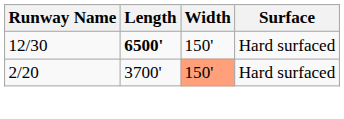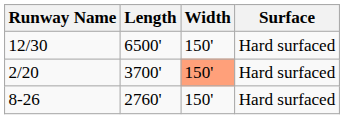(144, 45) bold -> (143, 45) normal
+ row: (24, 99)
